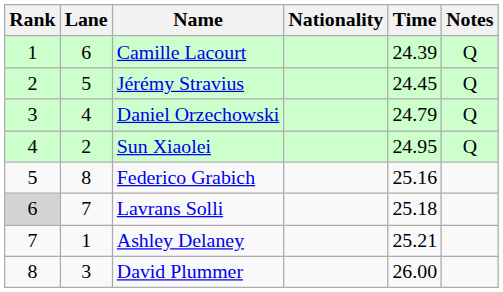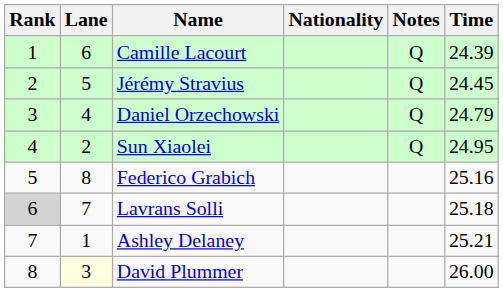columns swapped: (415, 20) <-> (470, 20)
(86, 271) no background -> (86, 271) lightyellow background
